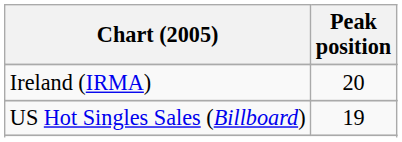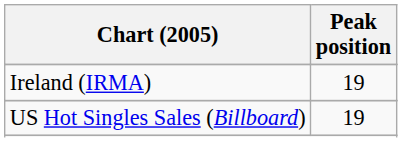(353, 82) 20 -> (353, 82) 19
